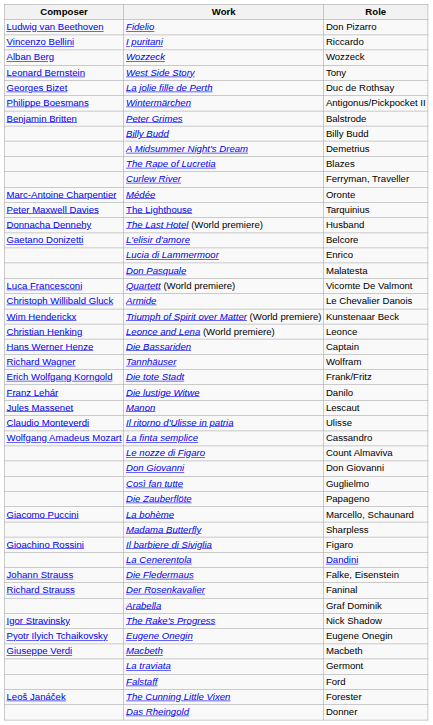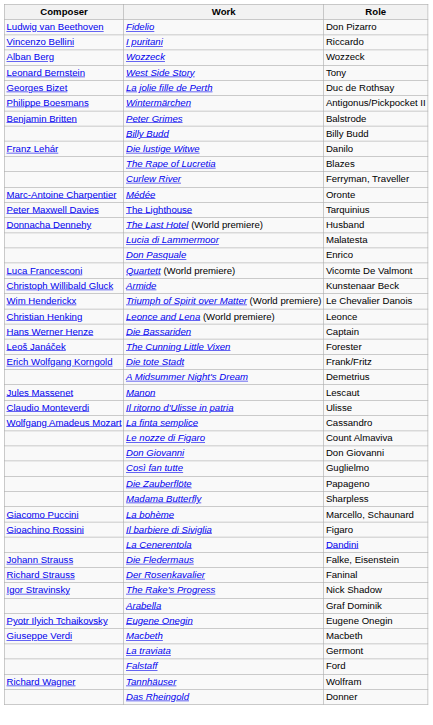rows swapped: (187, 149) <-> (163, 392)
- row: (158, 240)
(339, 255) Enrico -> (347, 240) Malatesta
(347, 270) Malatesta -> (339, 255) Enrico
(369, 301) Le Chevalier Danois -> (362, 286) Kunstenaar Beck
(362, 316) Kunstenaar Beck -> (369, 301) Le Chevalier Danois
rows swapped: (178, 697) <-> (151, 362)
rows swapped: (150, 514) <-> (164, 529)
rows swapped: (144, 605) <-> (171, 621)
